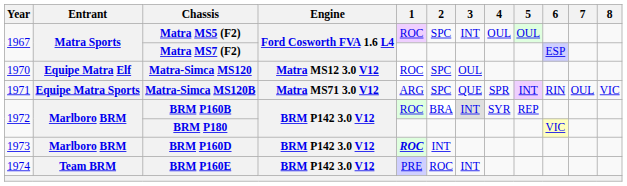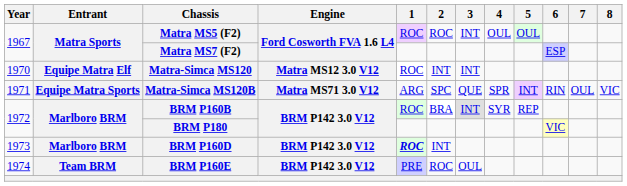(441, 33) SPC -> (441, 33) ROC
(441, 71) SPC -> (441, 71) INT
(470, 71) OUL -> (470, 71) INT
(470, 166) INT -> (470, 166) OUL
